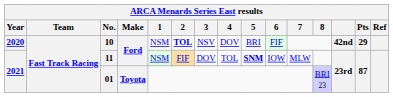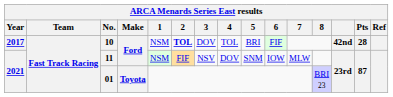(15, 42) 2020 -> (15, 42) 2017
(206, 42) NSV -> (206, 42) DOV
(230, 42) DOV -> (230, 42) TOL
(363, 42) 29 -> (362, 42) 28
(206, 58) DOV -> (206, 58) NSV
(230, 58) TOL -> (230, 58) DOV
(253, 58) bold -> (253, 58) normal
